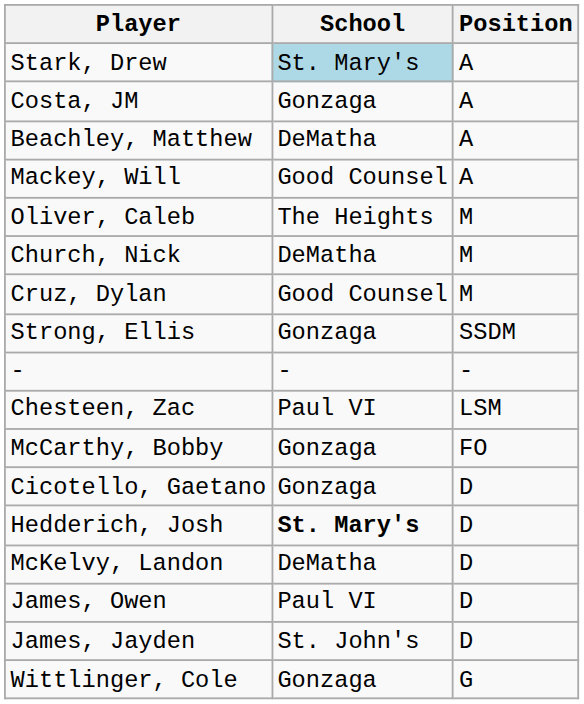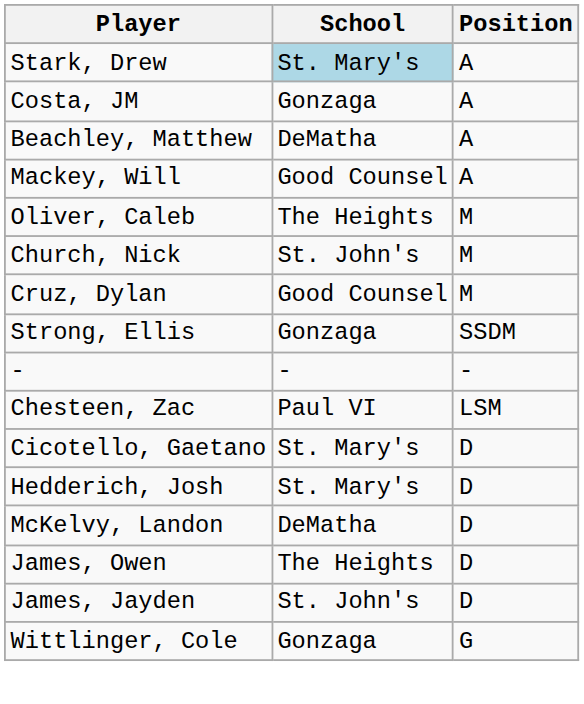(327, 256) DeMatha -> (348, 256) St. John's
- row: (117, 448)
(327, 487) Gonzaga -> (348, 448) St. Mary's
(348, 525) bold -> (348, 487) normal
(327, 603) Paul VI -> (356, 564) The Heights
